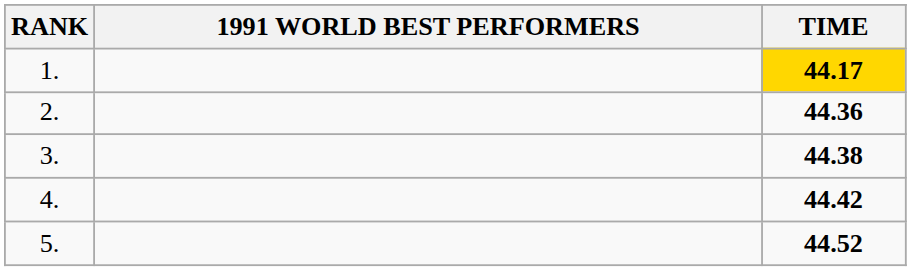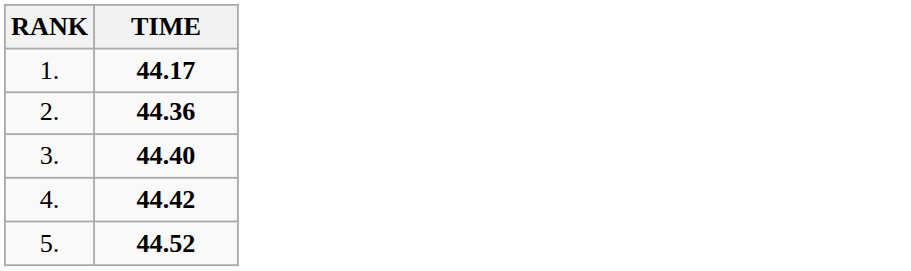- column: (428, 26)
(833, 69) gold background -> (166, 69) no background
(833, 156) 44.38 -> (166, 156) 44.40
